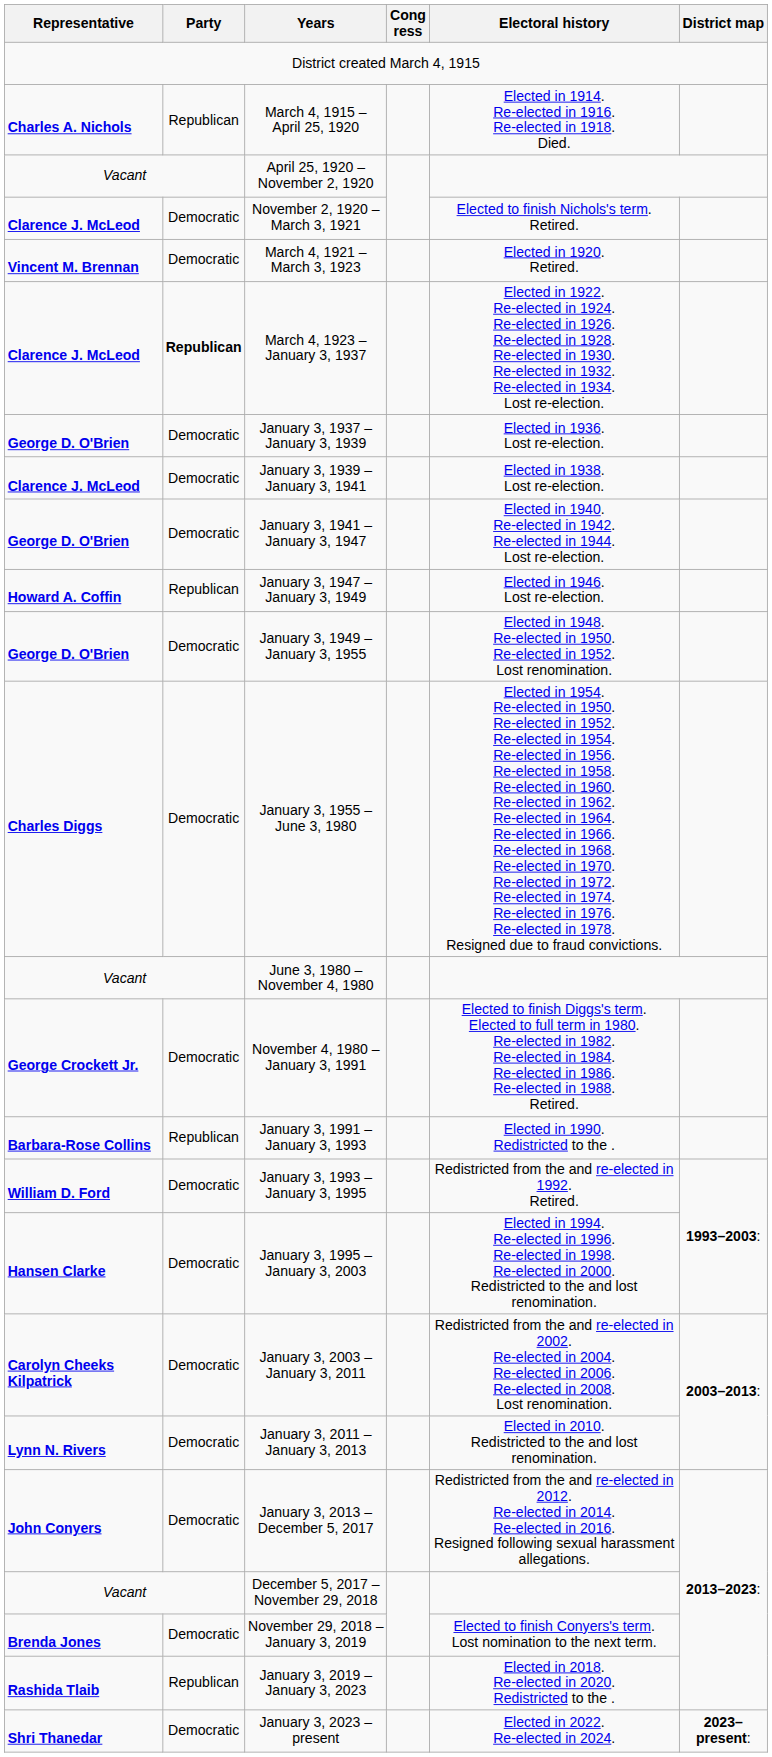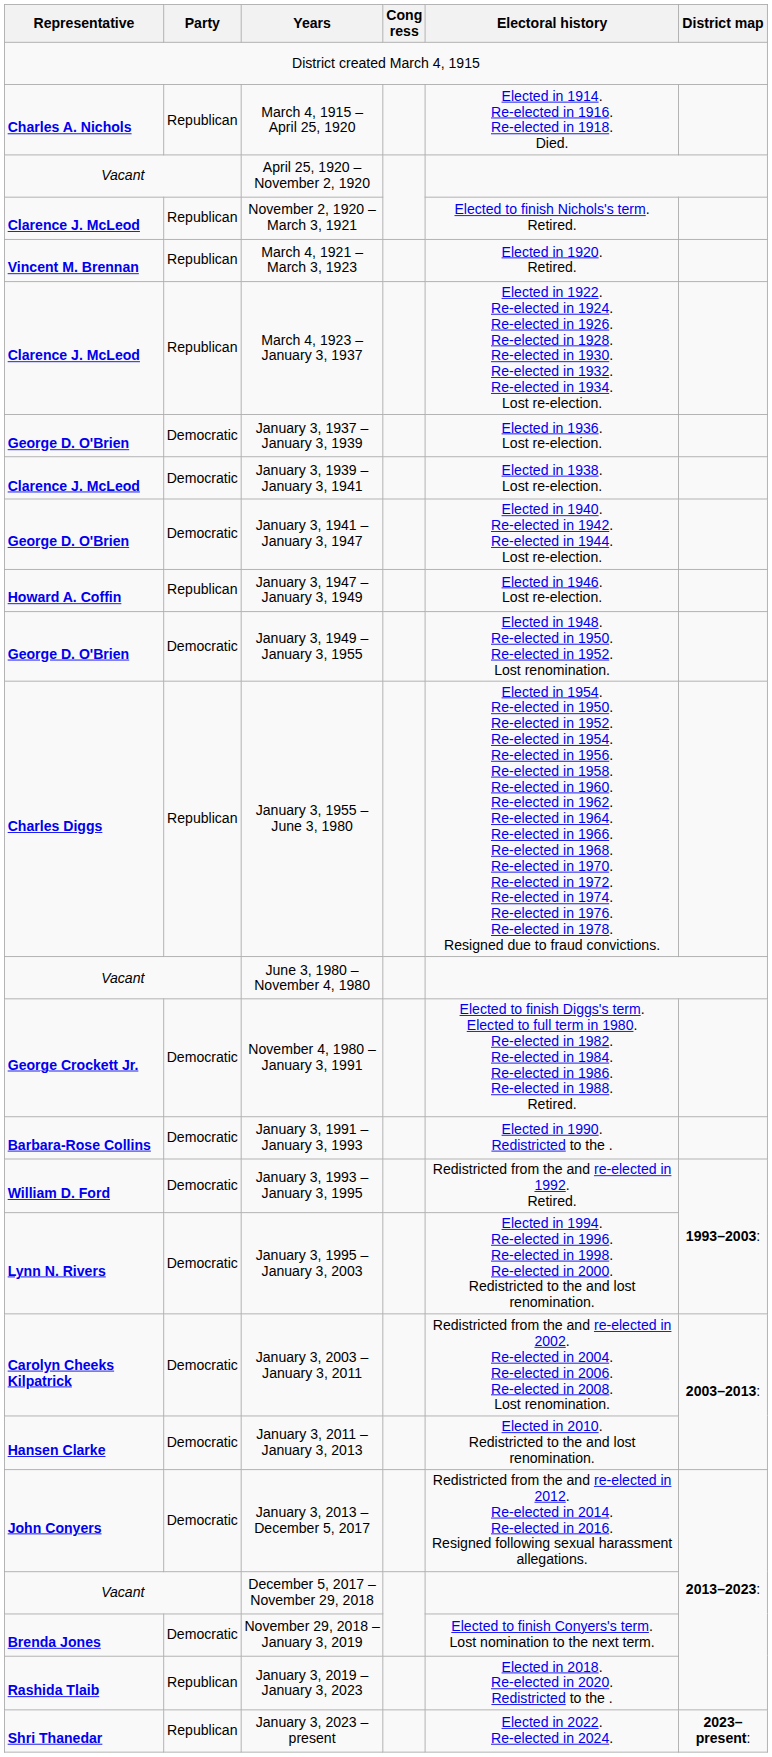(204, 218) Democratic -> (202, 218) Republican
(204, 260) Democratic -> (202, 260) Republican
(204, 348) bold -> (202, 348) normal
(204, 818) Democratic -> (202, 818) Republican
(204, 1137) Republican -> (202, 1137) Democratic
(57, 1271) Hansen Clarke -> (57, 1271) Lynn N. Rivers
(57, 1450) Lynn N. Rivers -> (57, 1450) Hansen Clarke
(204, 1730) Democratic -> (202, 1730) Republican
